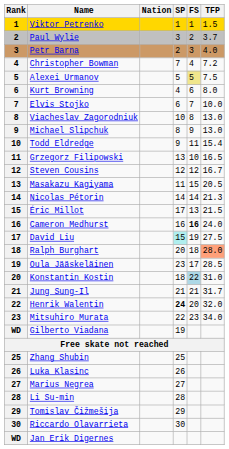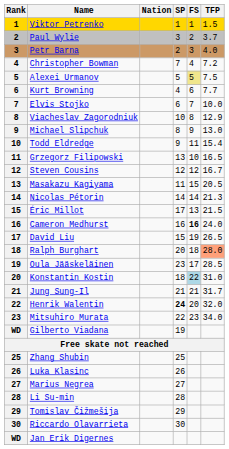(210, 91) 8.0 -> (210, 91) 7.7
(213, 118) 13.0 -> (213, 118) 12.9
(180, 238) paleturquoise background -> (180, 238) no background
(213, 238) 27.5 -> (213, 238) 26.5
